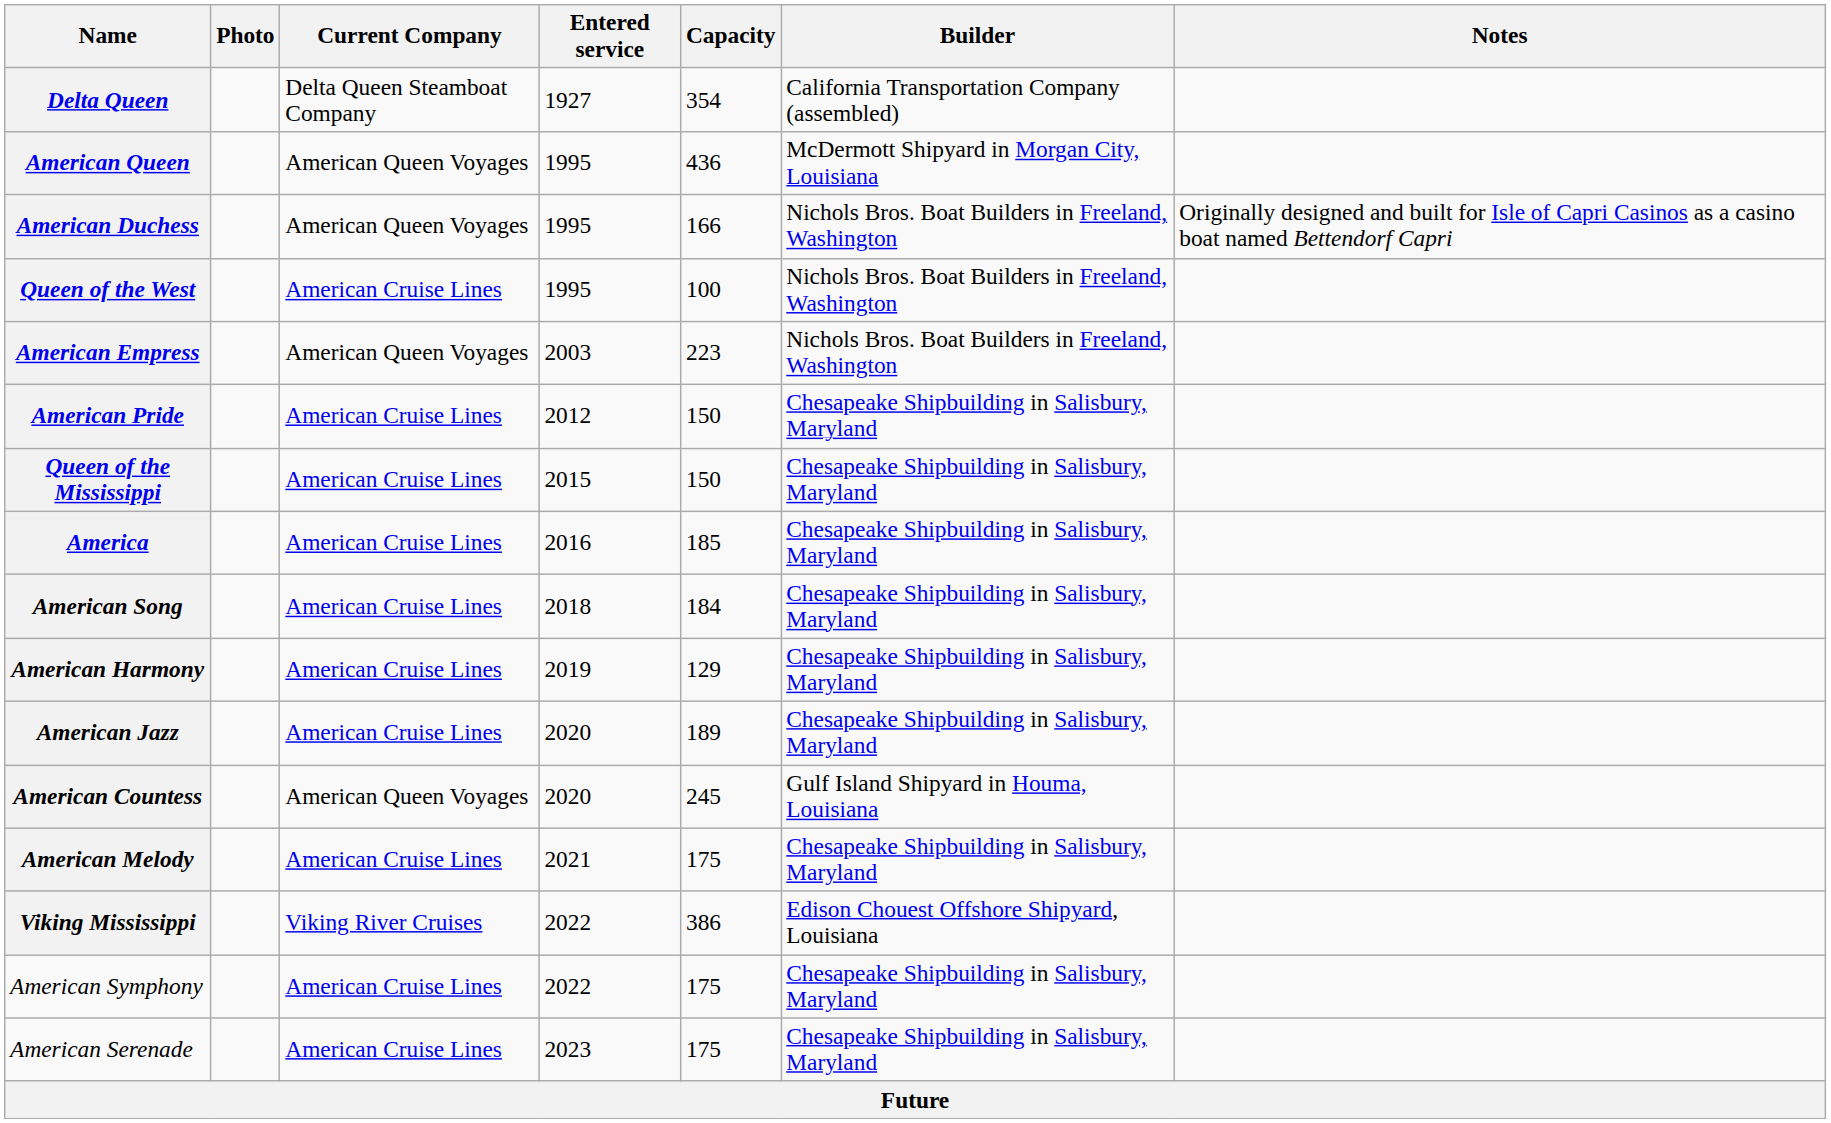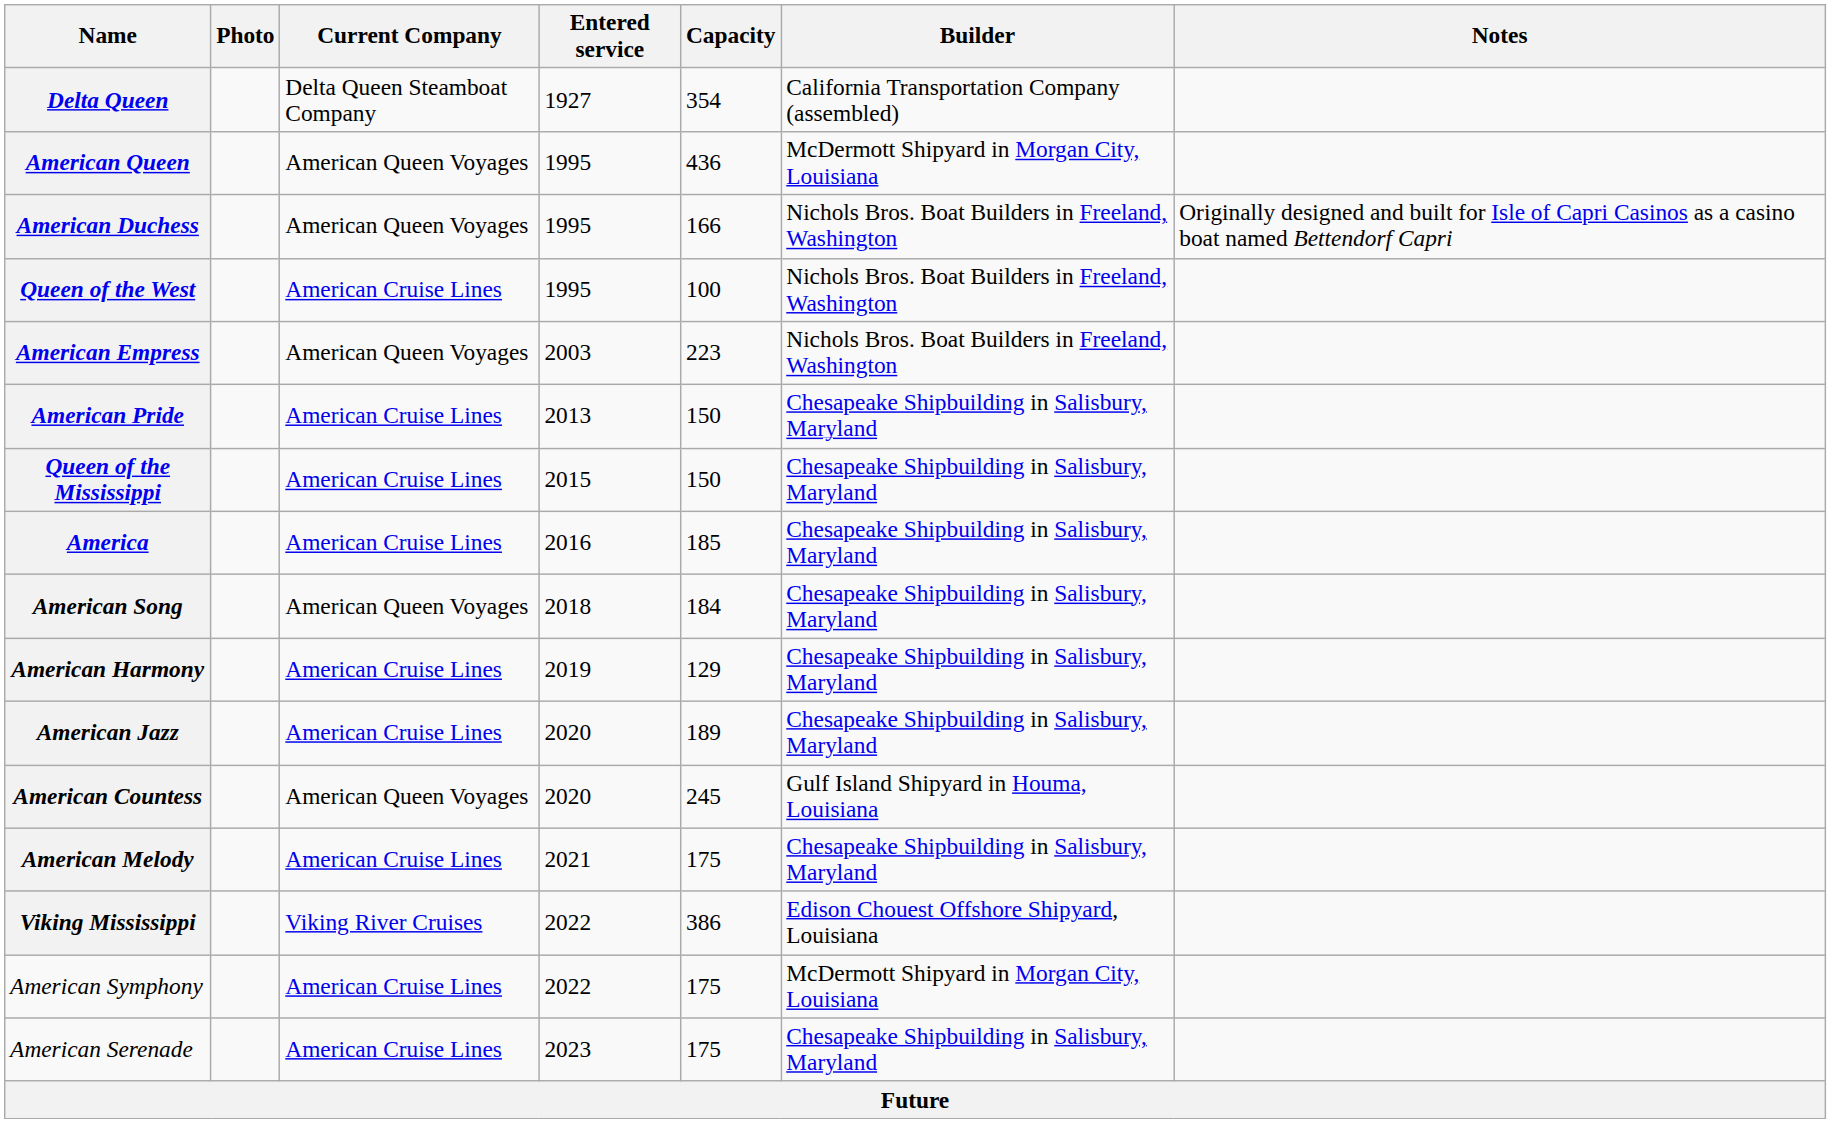(568, 416) 2012 -> (568, 416) 2013
(394, 606) American Cruise Lines -> (407, 606) American Queen Voyages
(967, 986) Chesapeake Shipbuilding in Salisbury, Maryland -> (963, 986) McDermott Shipyard in Morgan City, Louisiana
